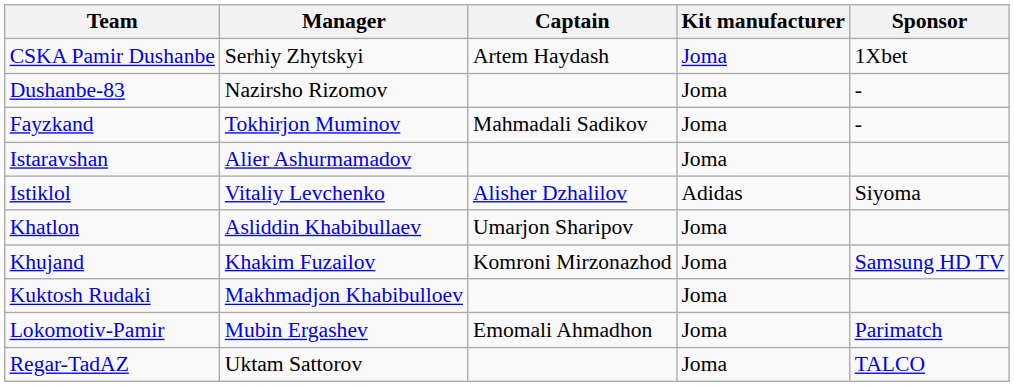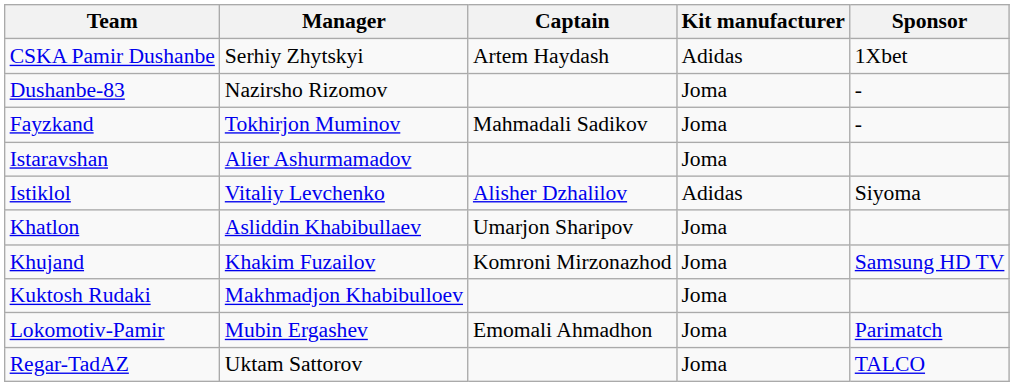(704, 55) Joma -> (712, 55) Adidas
